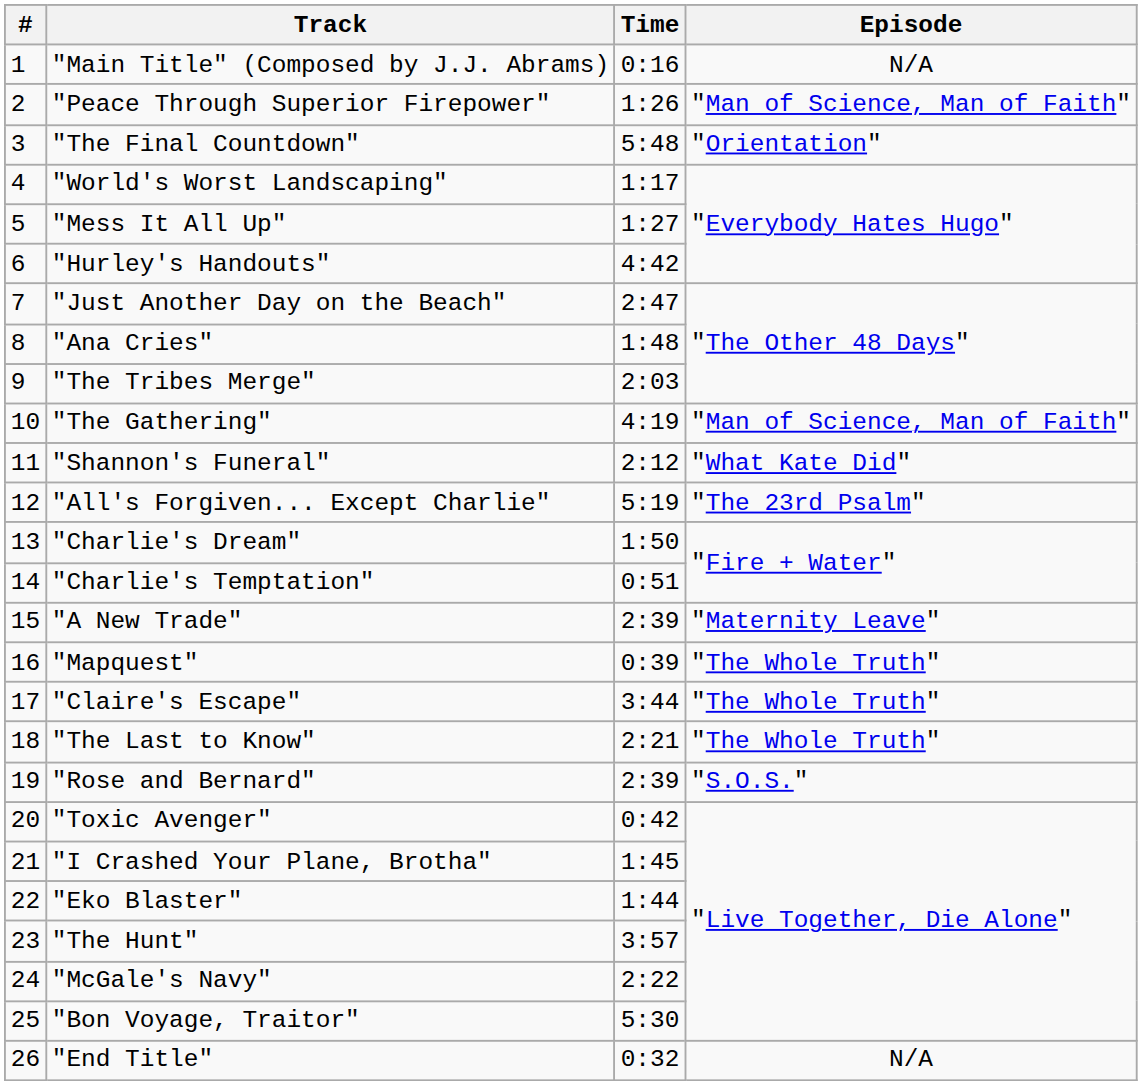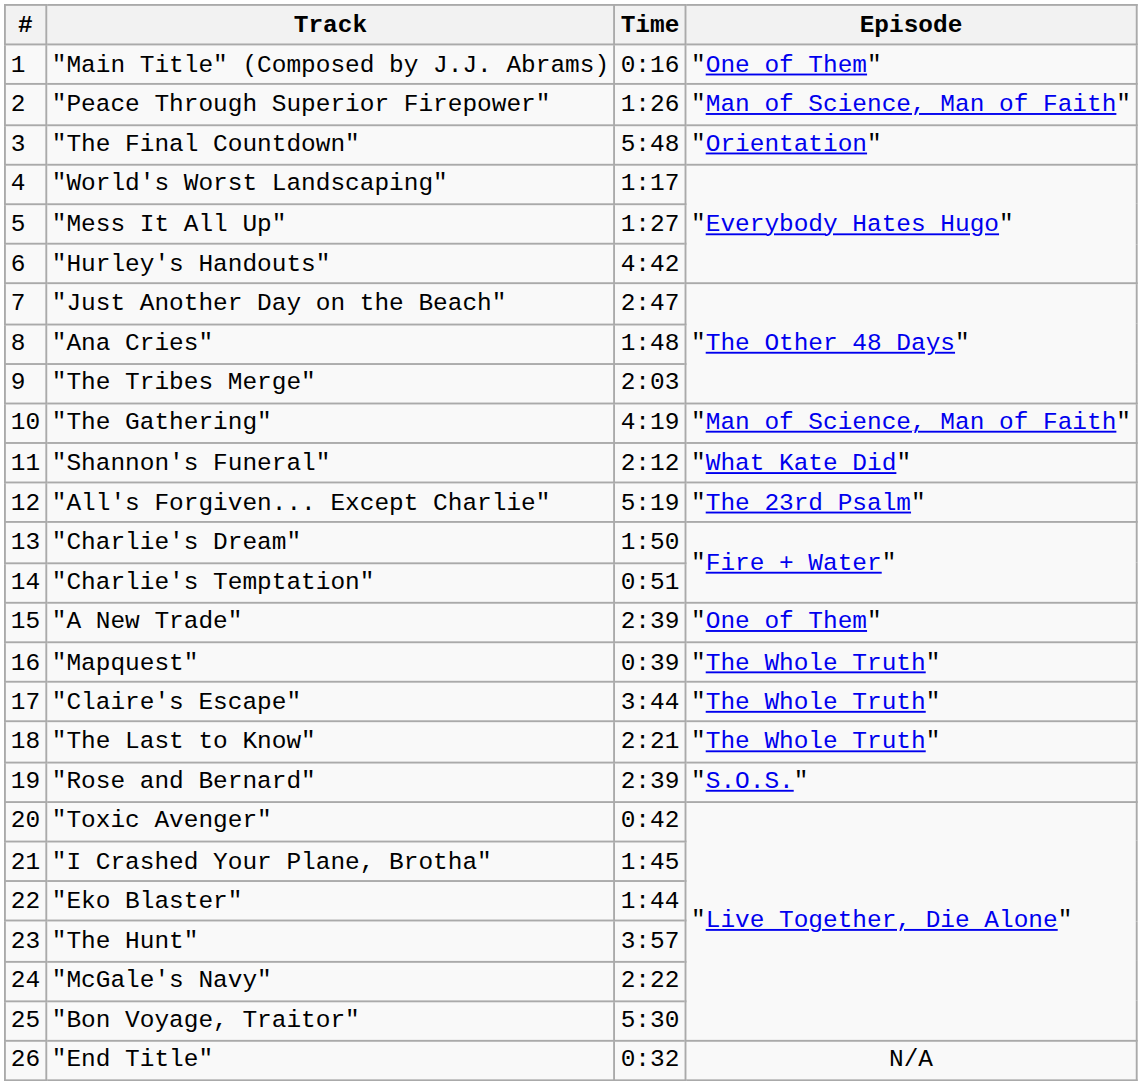(911, 65) N/A -> (786, 65) "One of Them"
(816, 622) "Maternity Leave" -> (786, 622) "One of Them"
